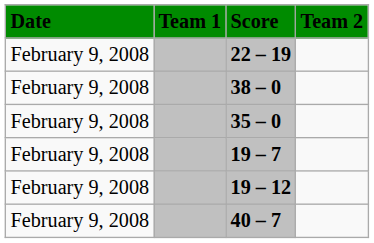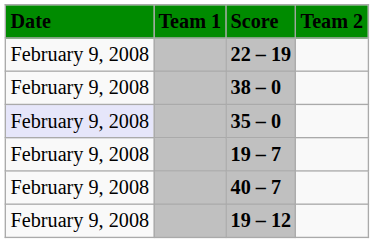(80, 121) no background -> (80, 121) lavender background
rows swapped: (256, 221) <-> (261, 187)
